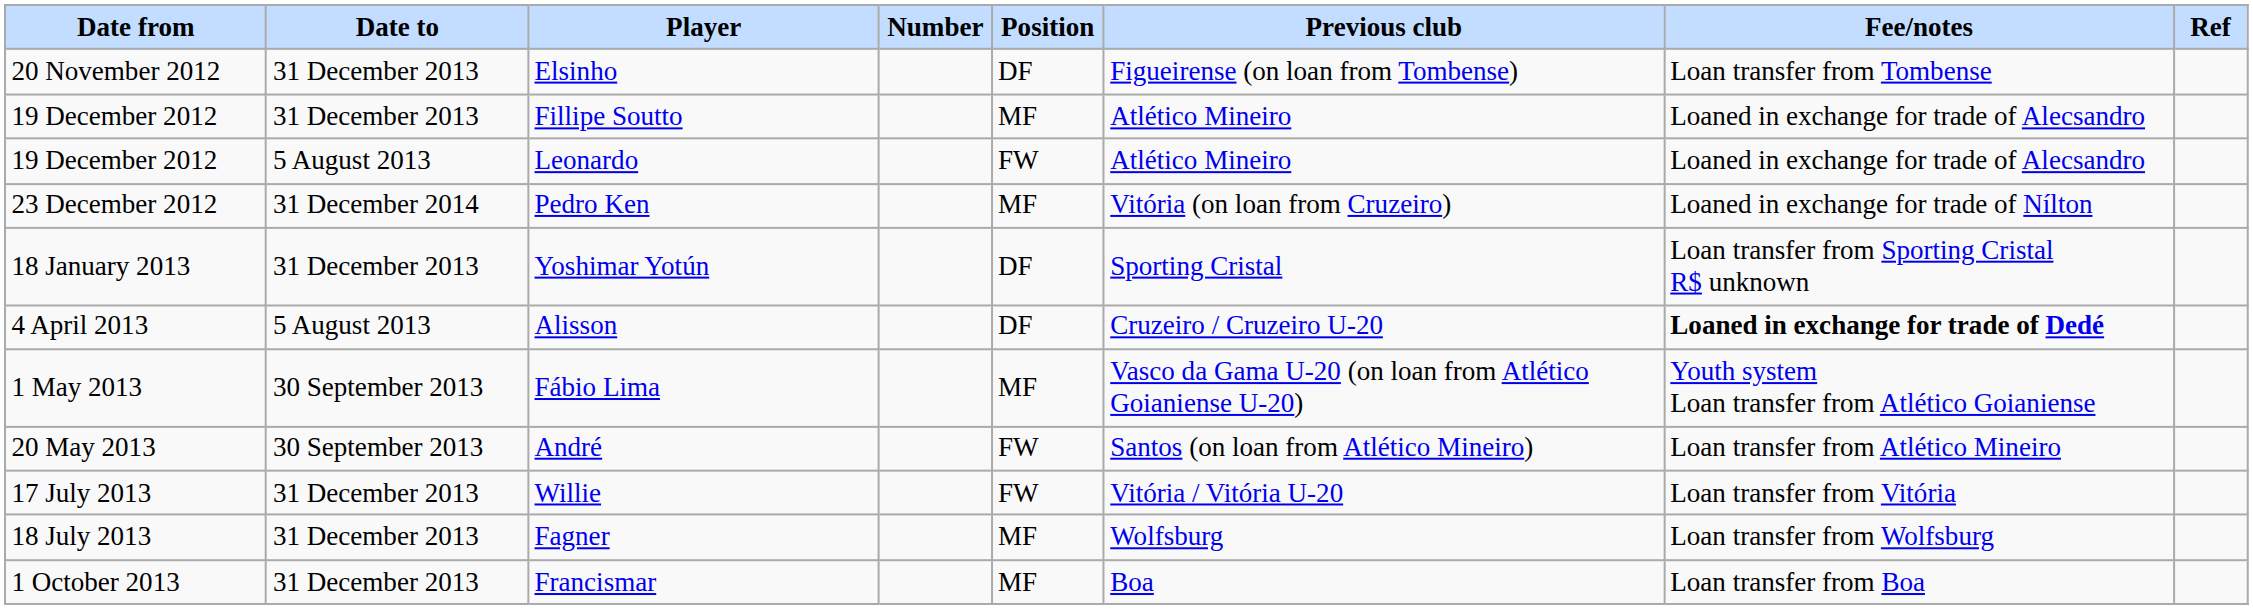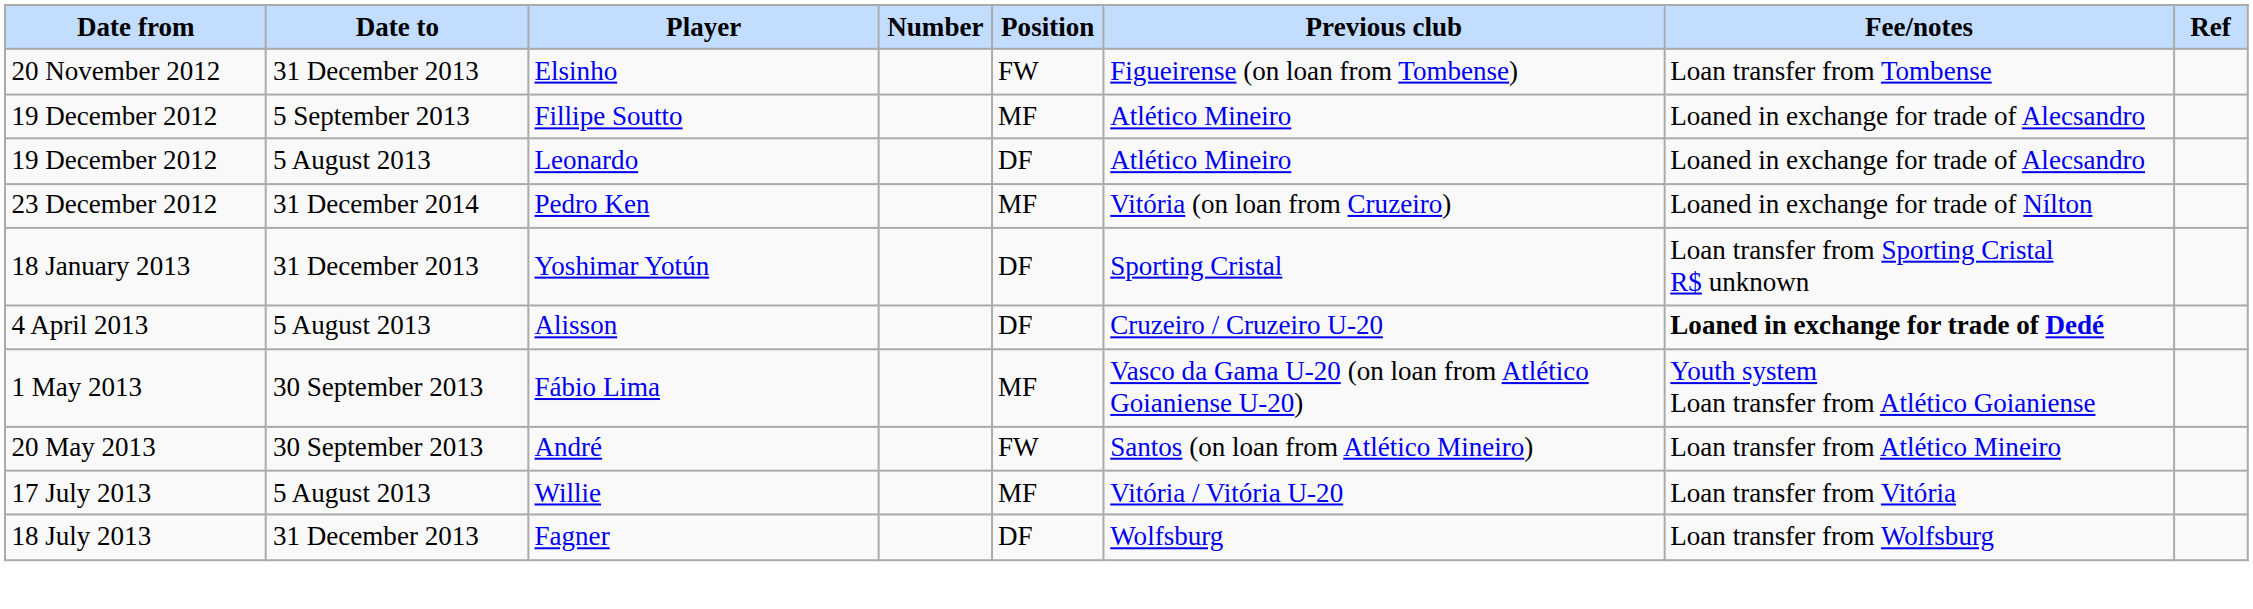(1015, 71) DF -> (1018, 71) FW
(376, 115) 31 December 2013 -> (371, 115) 5 September 2013
(1018, 160) FW -> (1015, 160) DF
(376, 491) 31 December 2013 -> (352, 491) 5 August 2013
(1018, 491) FW -> (1018, 491) MF
(1018, 536) MF -> (1015, 536) DF
- row: (595, 581)
